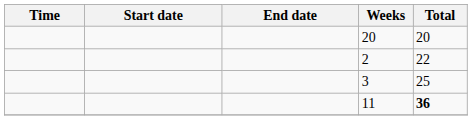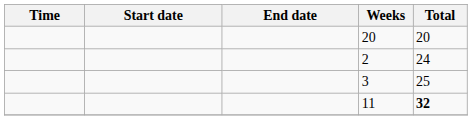(423, 59) 22 -> (423, 59) 24
(423, 103) 36 -> (423, 103) 32
